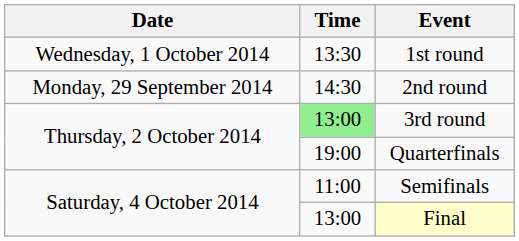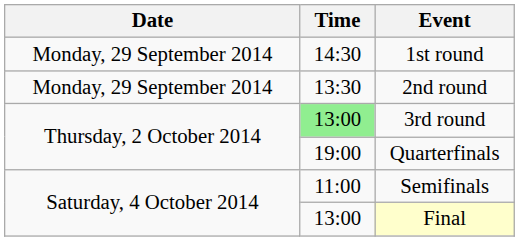(152, 53) Wednesday, 1 October 2014 -> (152, 53) Monday, 29 September 2014
(338, 53) 13:30 -> (338, 53) 14:30
(338, 86) 14:30 -> (338, 86) 13:30
